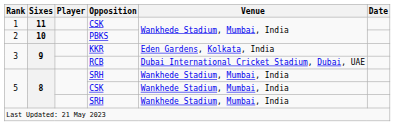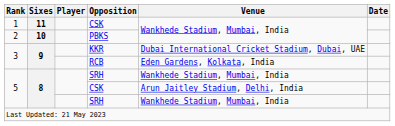(208, 50) Eden Gardens, Kolkata, India -> (253, 50) Dubai International Cricket Stadium, Dubai, UAE
(253, 62) Dubai International Cricket Stadium, Dubai, UAE -> (208, 62) Eden Gardens, Kolkata, India
(215, 88) Wankhede Stadium, Mumbai, India -> (222, 88) Arun Jaitley Stadium, Delhi, India
